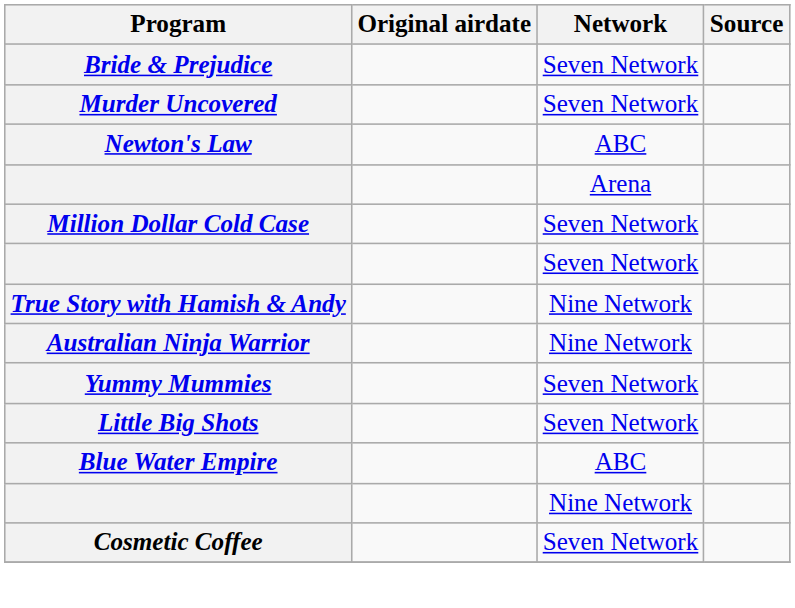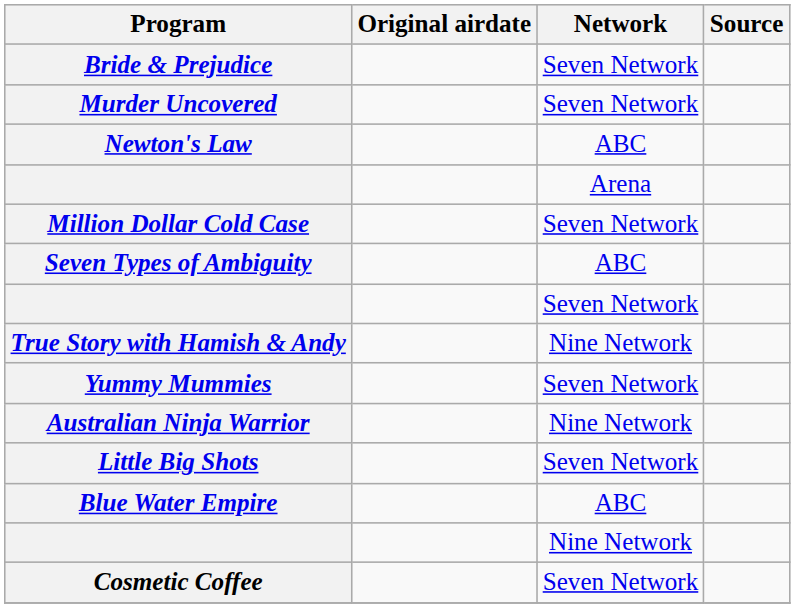+ row: (178, 263)
rows swapped: (178, 343) <-> (178, 382)
